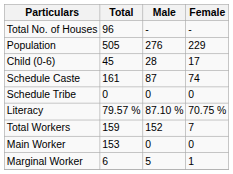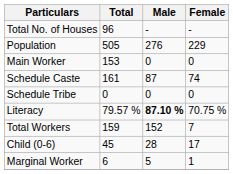rows swapped: (31, 62) <-> (36, 144)
(164, 111) normal -> (164, 111) bold
